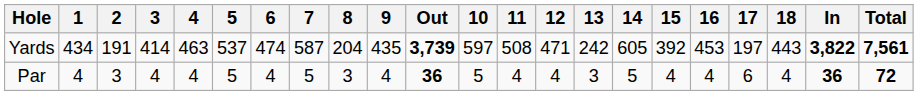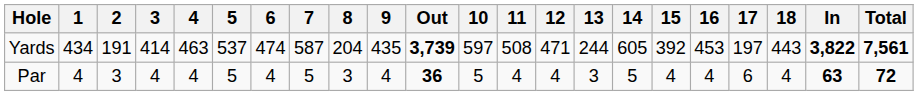(594, 47) 242 -> (594, 47) 244
(832, 76) 36 -> (832, 76) 63
